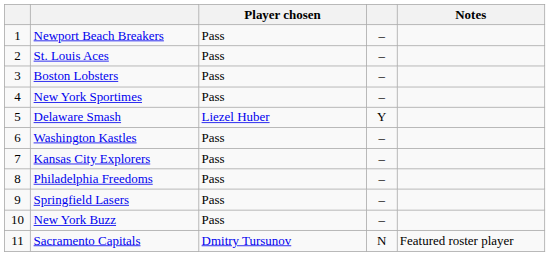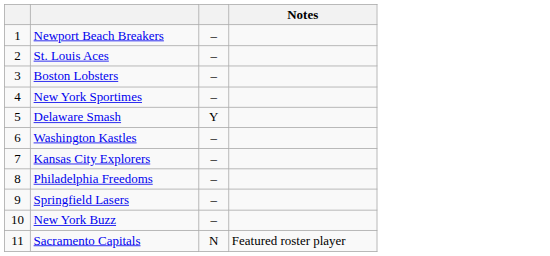- column: (283, 14)
